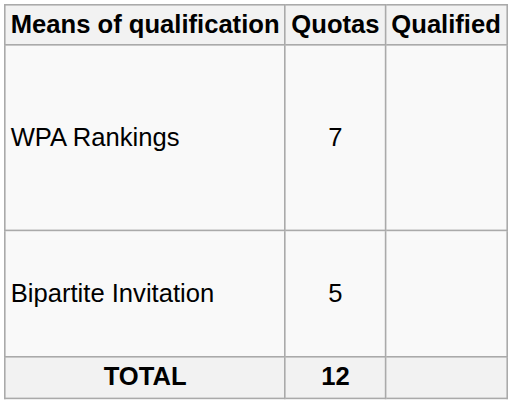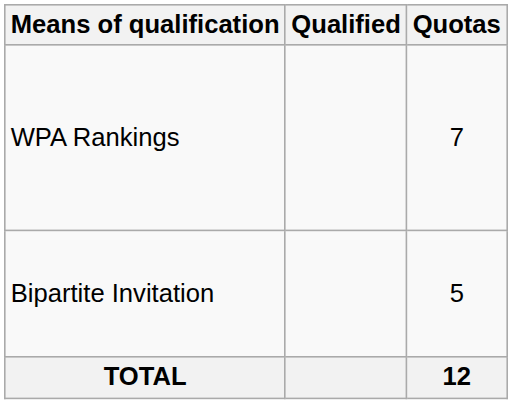columns swapped: (335, 24) <-> (446, 24)
